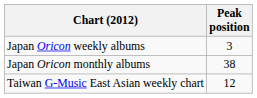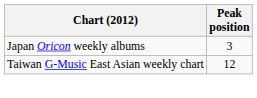- row: (79, 64)
